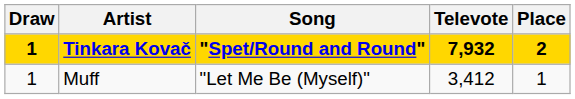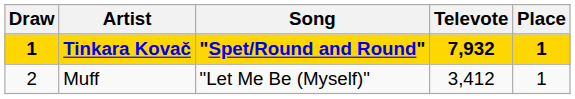(542, 49) 2 -> (542, 49) 1
(32, 78) 1 -> (32, 78) 2
